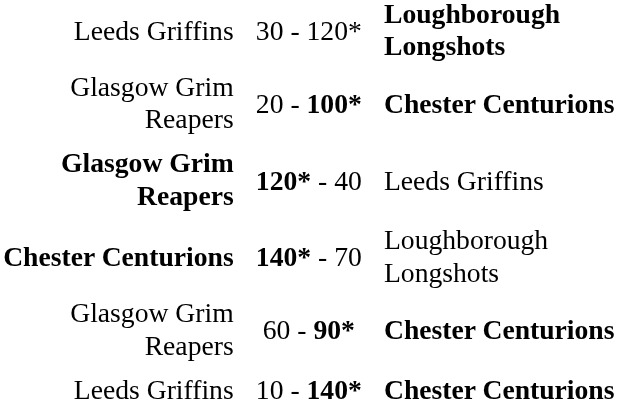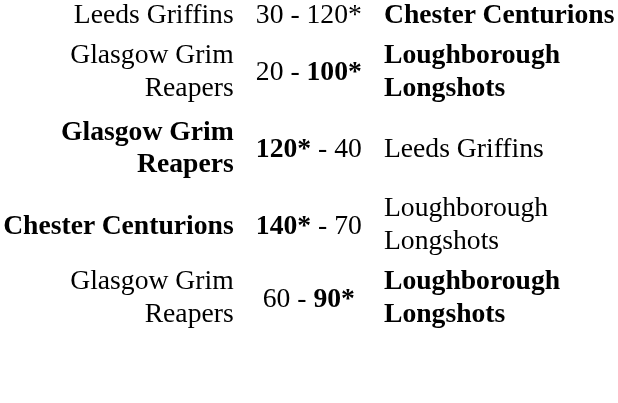(472, 29) Loughborough Longshots -> (499, 13) Chester Centurions
(499, 102) Chester Centurions -> (472, 70) Loughborough Longshots
(499, 329) Chester Centurions -> (472, 296) Loughborough Longshots
- row: (154, 389)
